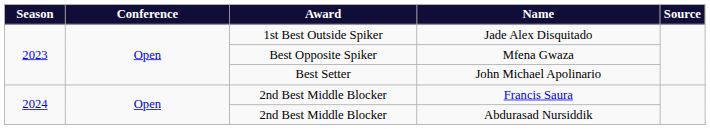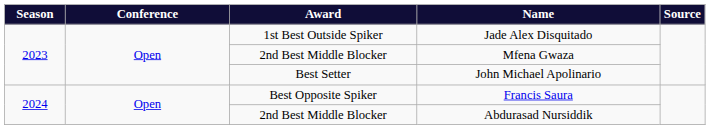(323, 54) Best Opposite Spiker -> (323, 54) 2nd Best Middle Blocker
(323, 94) 2nd Best Middle Blocker -> (323, 94) Best Opposite Spiker
